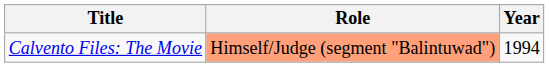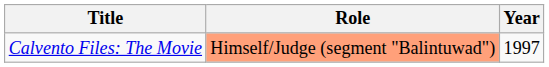(522, 47) 1994 -> (522, 47) 1997
